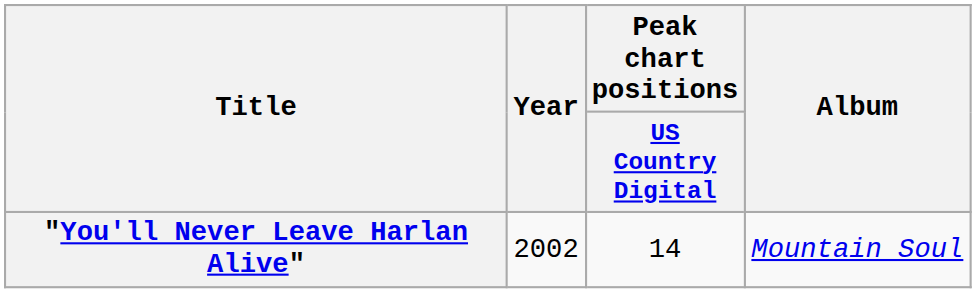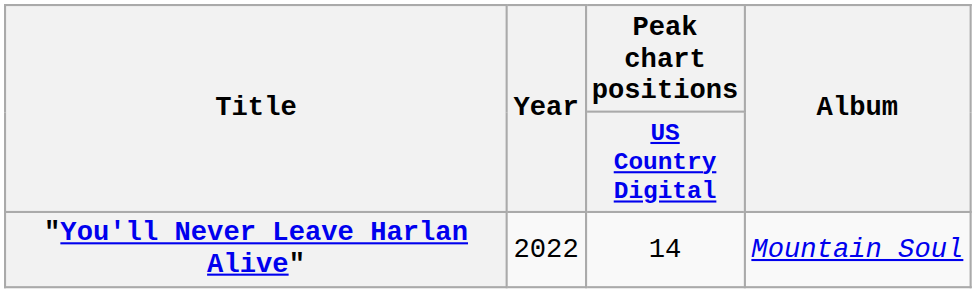(546, 249) 2002 -> (546, 249) 2022
